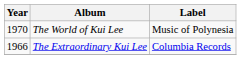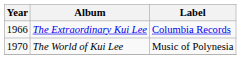rows swapped: (90, 46) <-> (78, 29)
